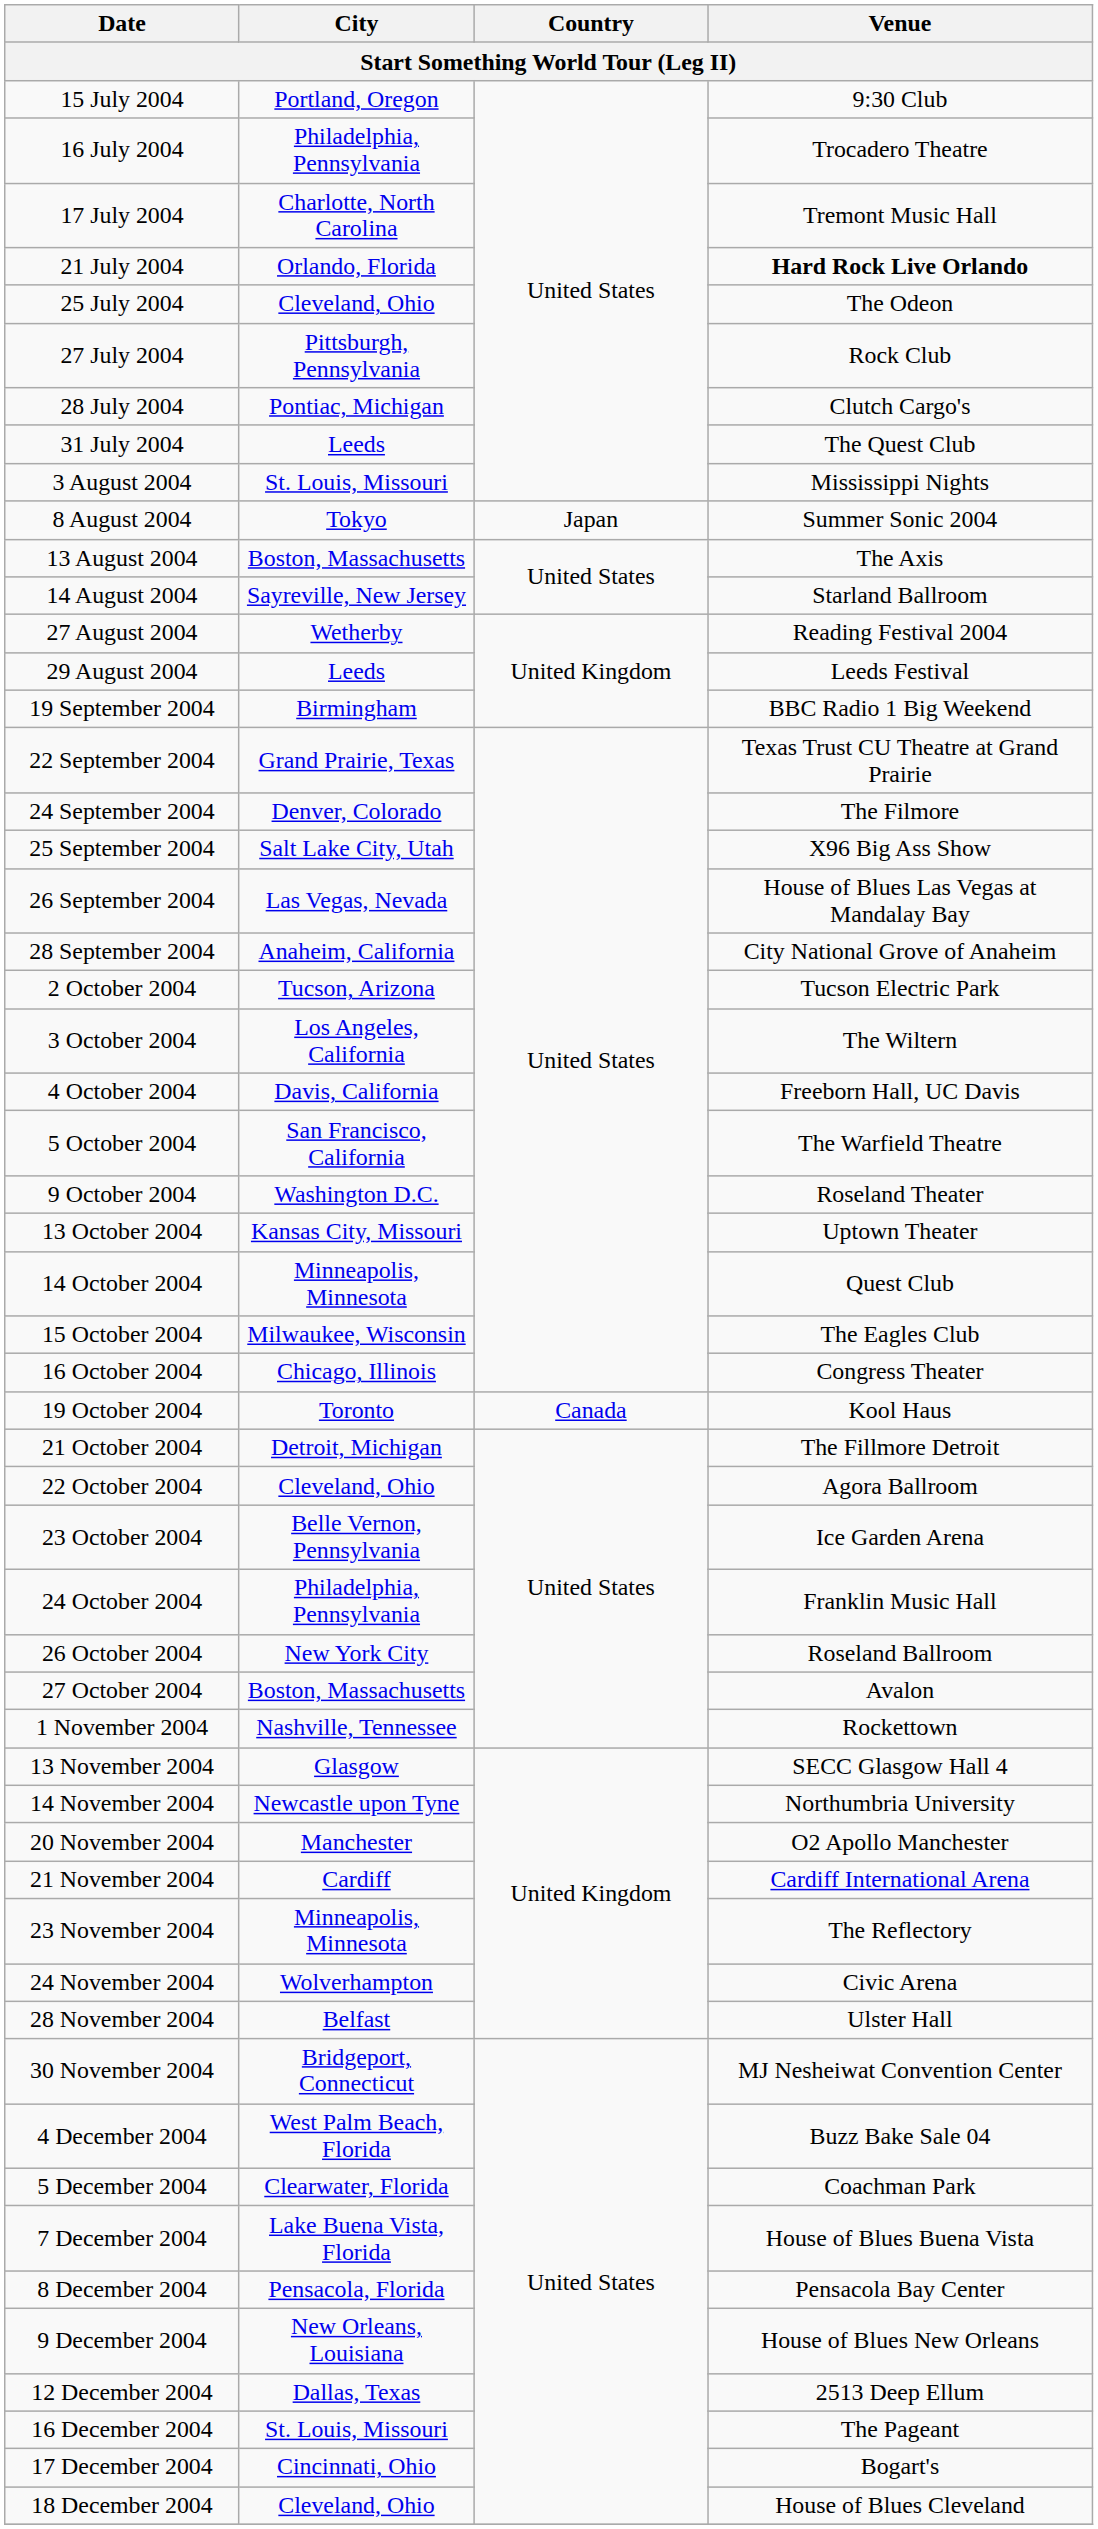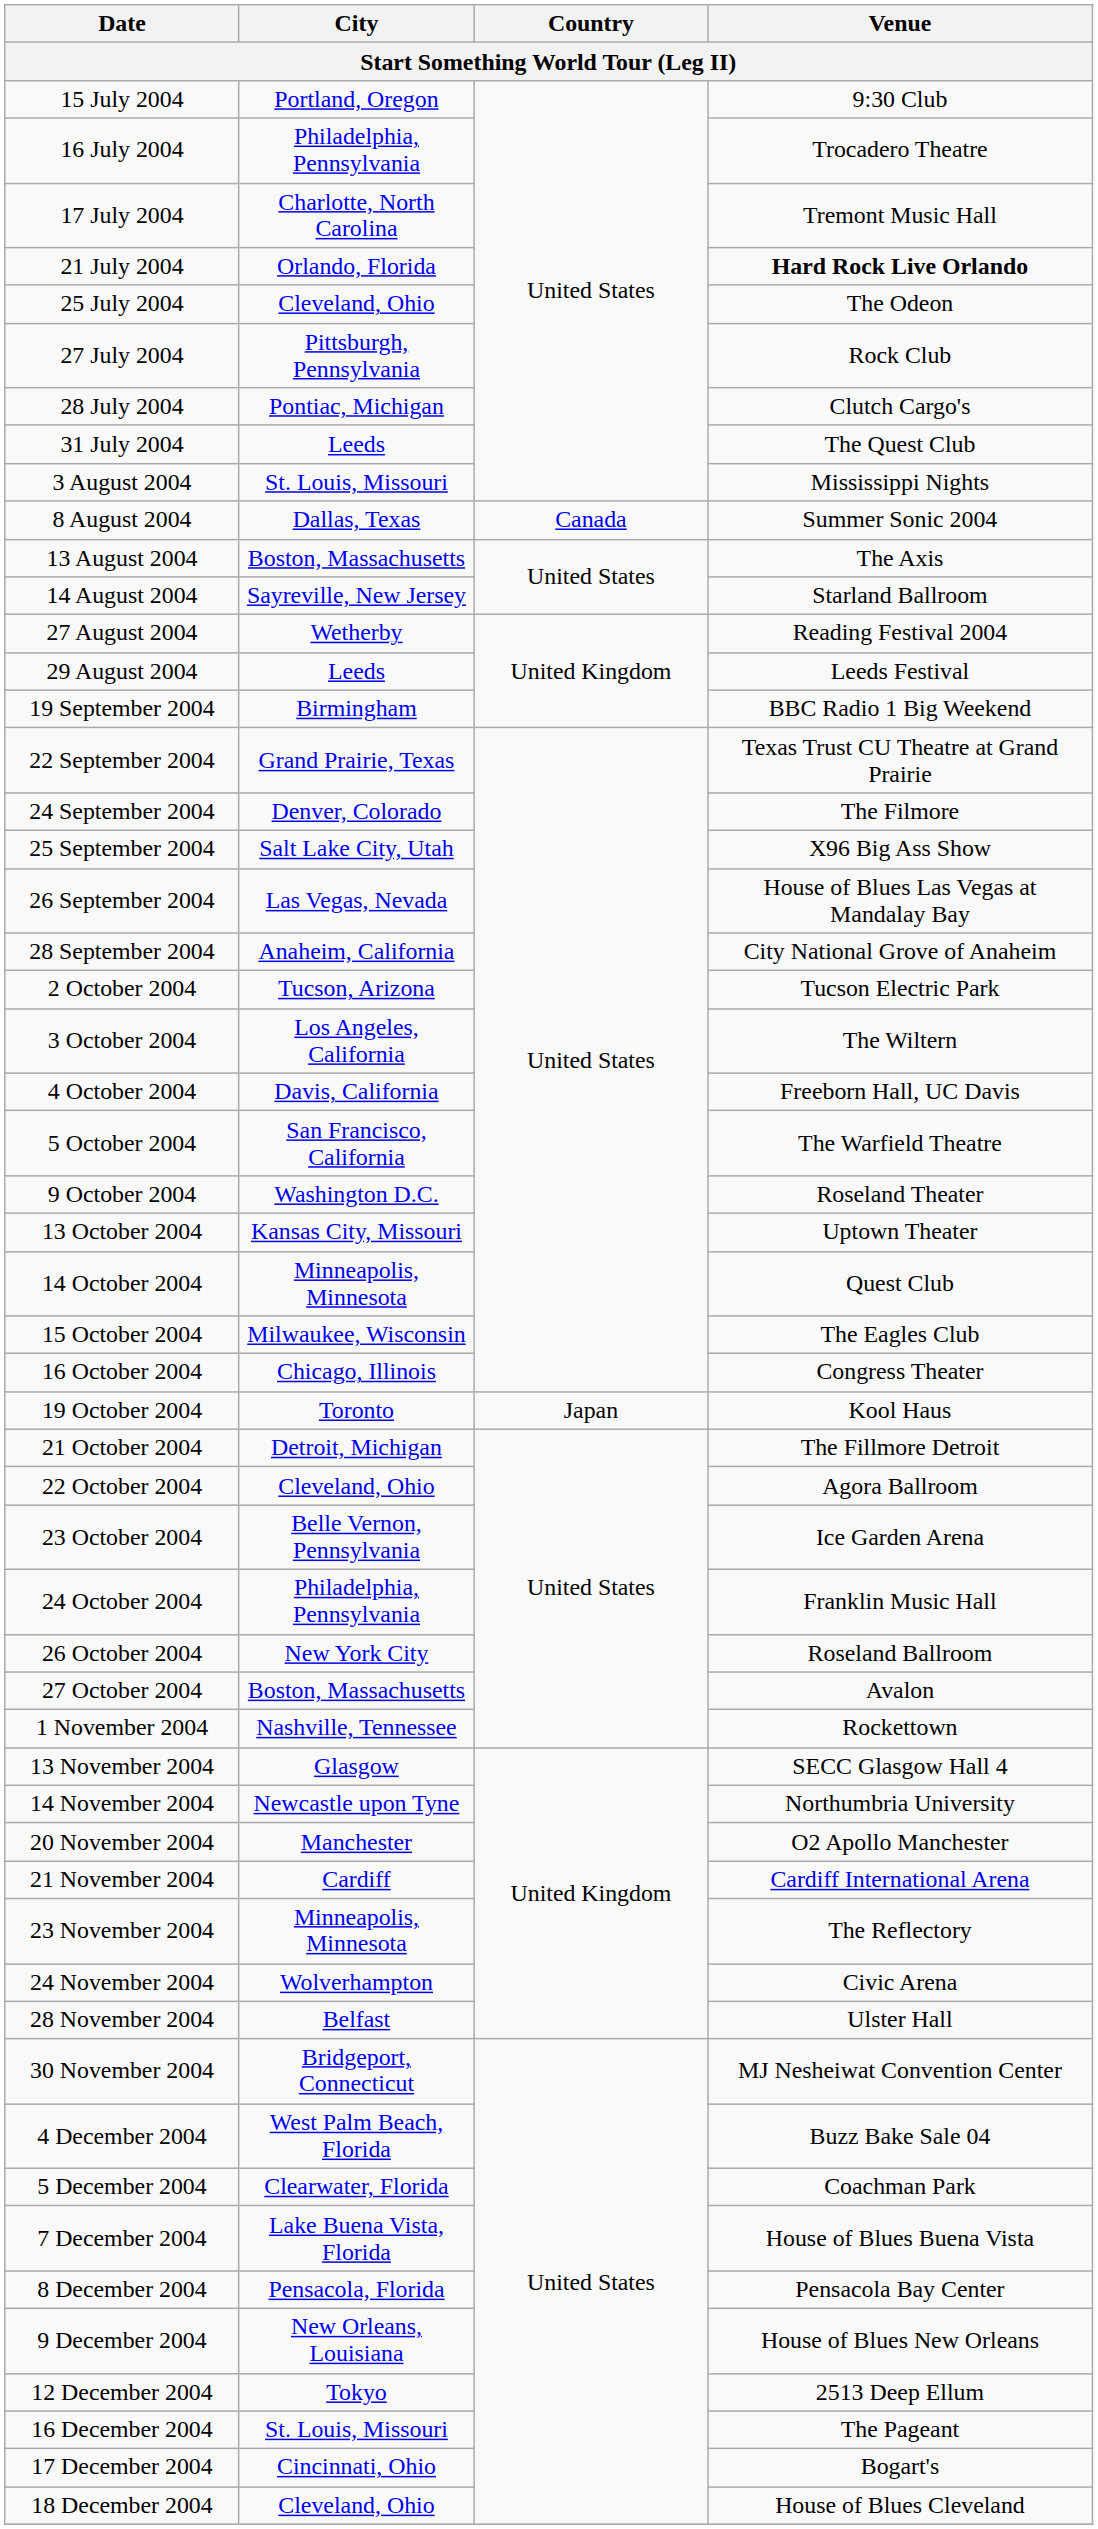(356, 519) Tokyo -> (356, 519) Dallas, Texas
(591, 519) Japan -> (591, 519) Canada
(591, 1410) Canada -> (591, 1410) Japan
(356, 2391) Dallas, Texas -> (356, 2391) Tokyo
